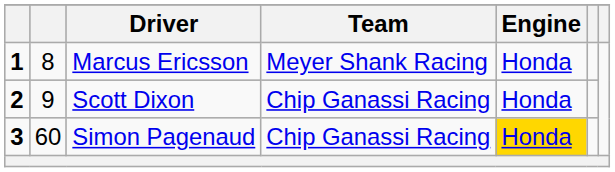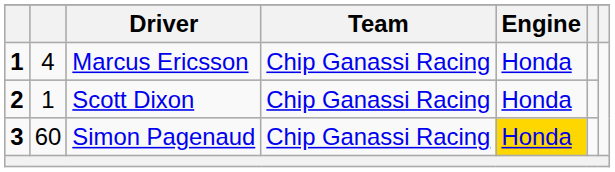(48, 62) 8 -> (48, 62) 4
(377, 62) Meyer Shank Racing -> (378, 62) Chip Ganassi Racing
(48, 99) 9 -> (48, 99) 1
